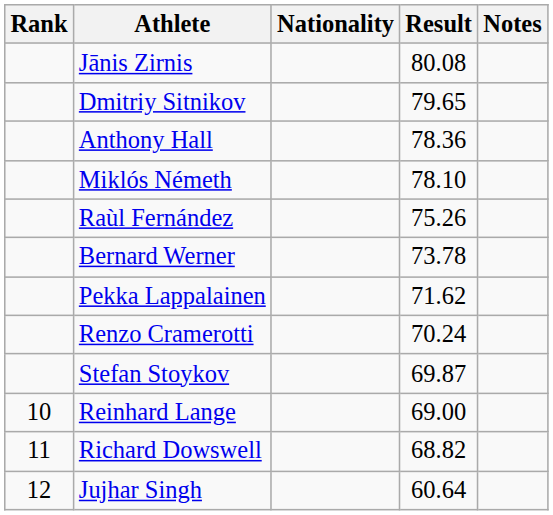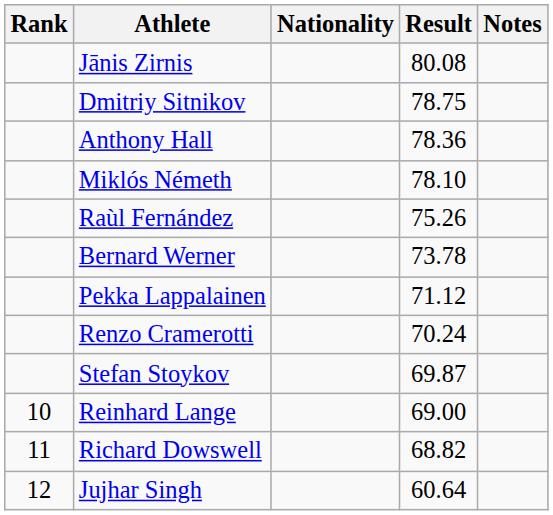(439, 101) 79.65 -> (439, 101) 78.75
(439, 295) 71.62 -> (439, 295) 71.12
